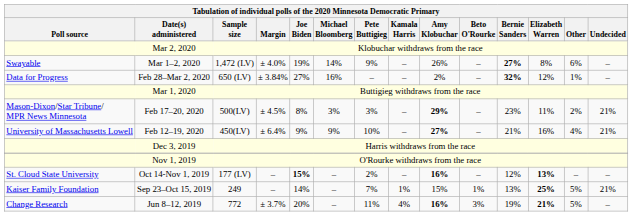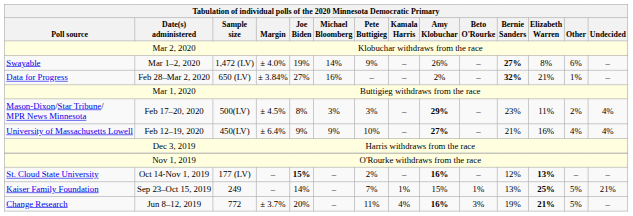(546, 77) 12% -> (546, 77) 21%
(608, 112) 21% -> (608, 112) 4%
(608, 131) 21% -> (608, 131) 4%
